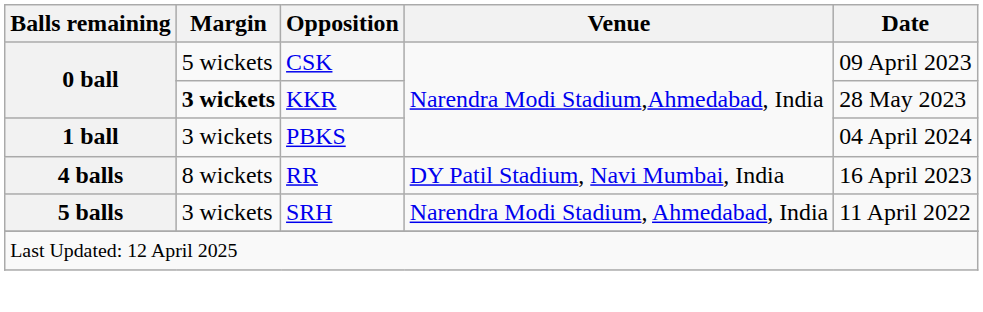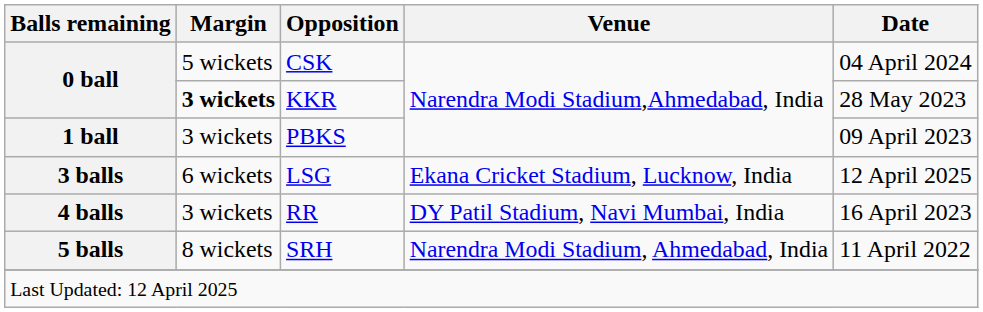(905, 61) 09 April 2023 -> (905, 61) 04 April 2024
(905, 136) 04 April 2024 -> (905, 136) 09 April 2023
+ row: (309, 174)
(227, 174) 8 wickets -> (227, 212) 3 wickets
(227, 212) 3 wickets -> (227, 250) 8 wickets
